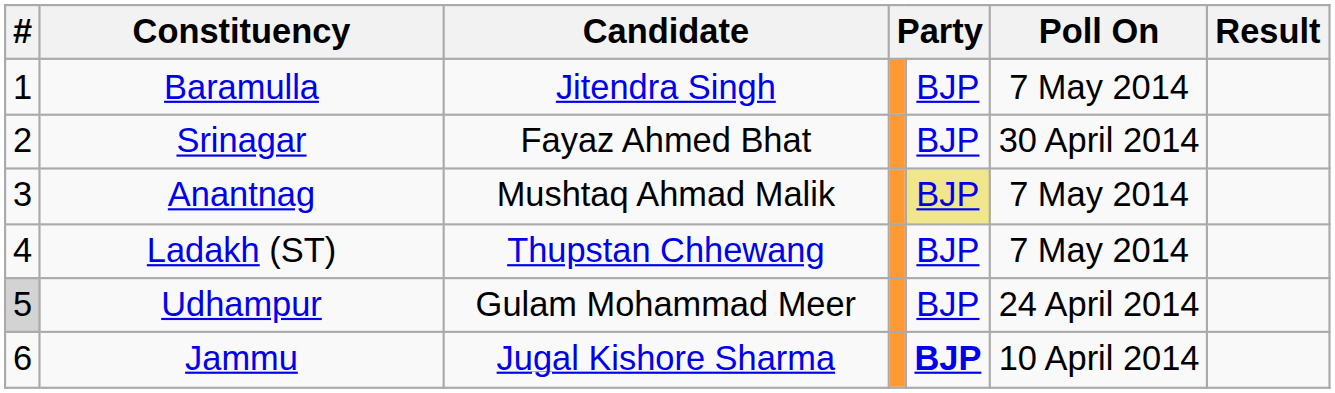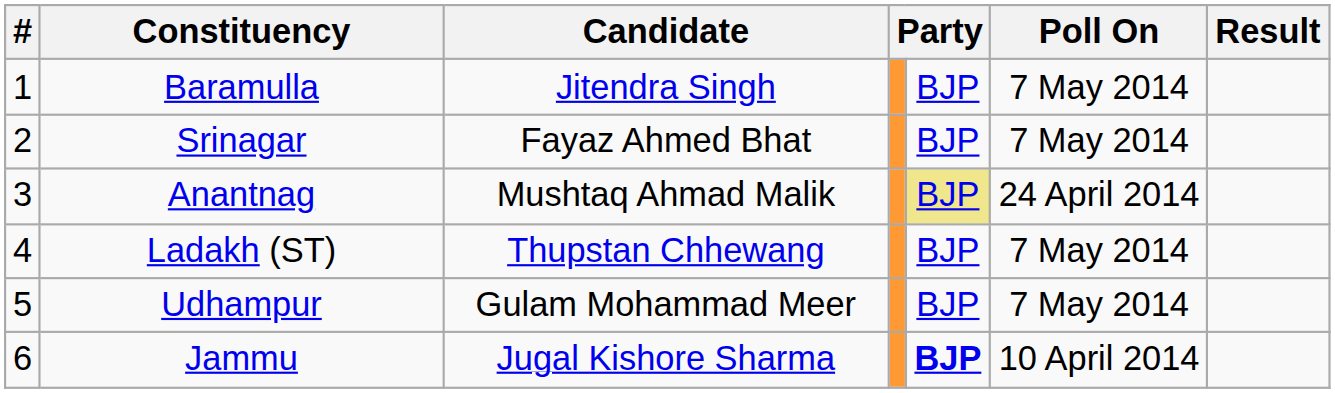(1099, 140) 30 April 2014 -> (1099, 140) 7 May 2014
(1099, 195) 7 May 2014 -> (1099, 195) 24 April 2014
(23, 304) lightgrey background -> (23, 304) no background
(1099, 304) 24 April 2014 -> (1099, 304) 7 May 2014
